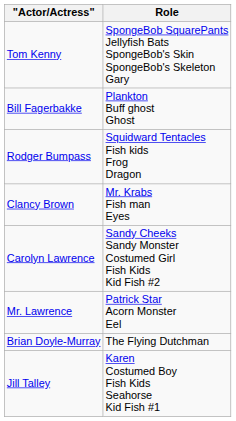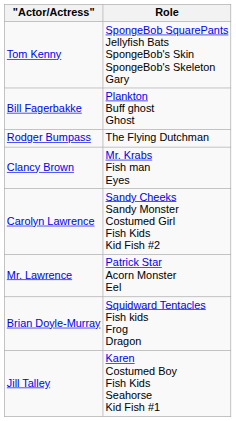(156, 156) Squidward Tentacles Fish kids Frog Dragon -> (157, 138) The Flying Dutchman
(157, 341) The Flying Dutchman -> (156, 323) Squidward Tentacles Fish kids Frog Dragon
